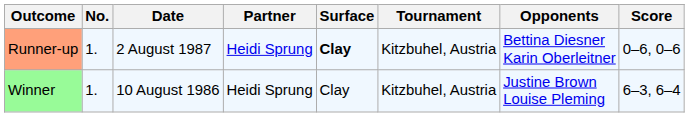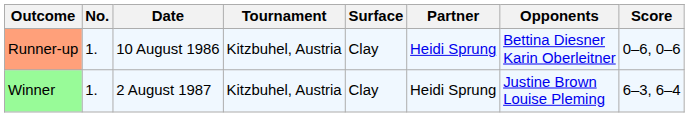columns swapped: (439, 16) <-> (270, 16)
(164, 48) 2 August 1987 -> (168, 48) 10 August 1986
(335, 48) bold -> (363, 48) normal
(168, 90) 10 August 1986 -> (164, 90) 2 August 1987
